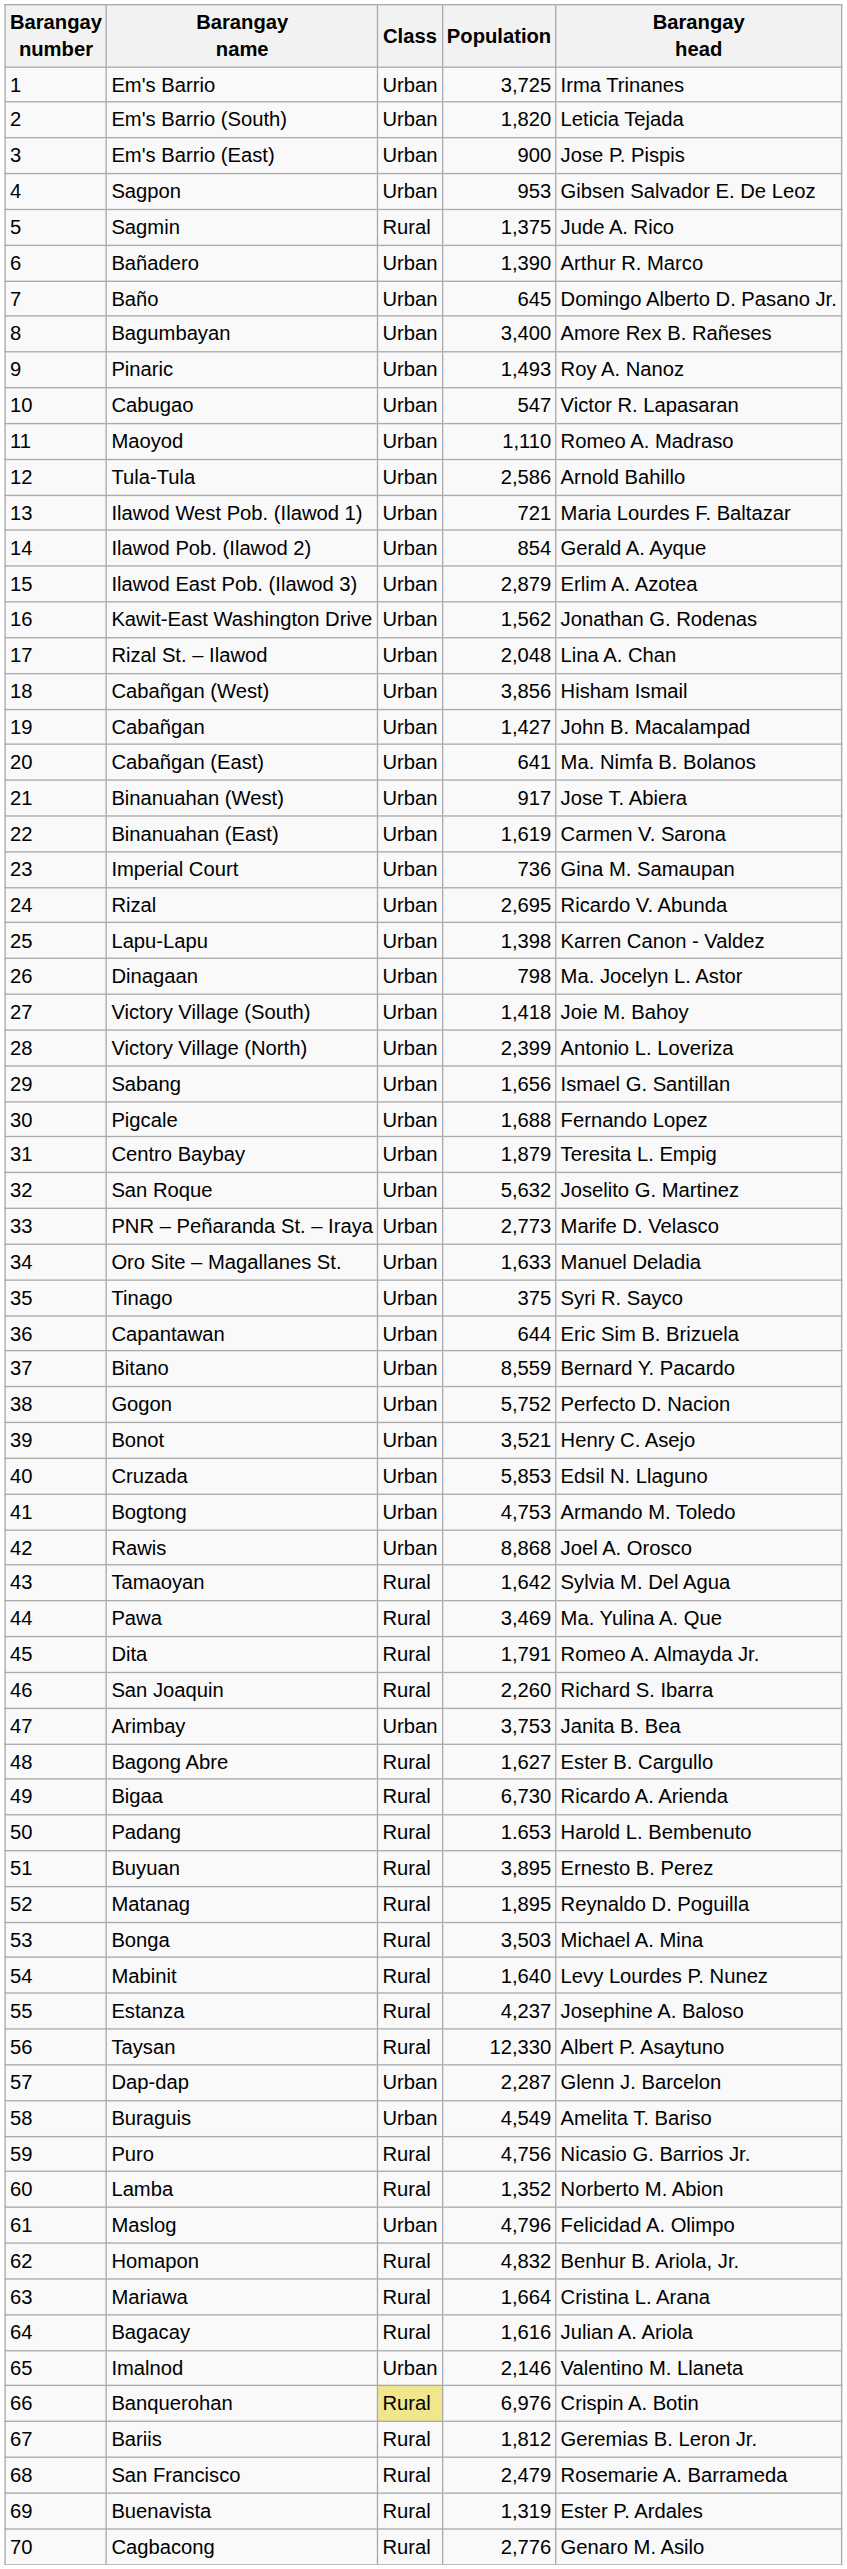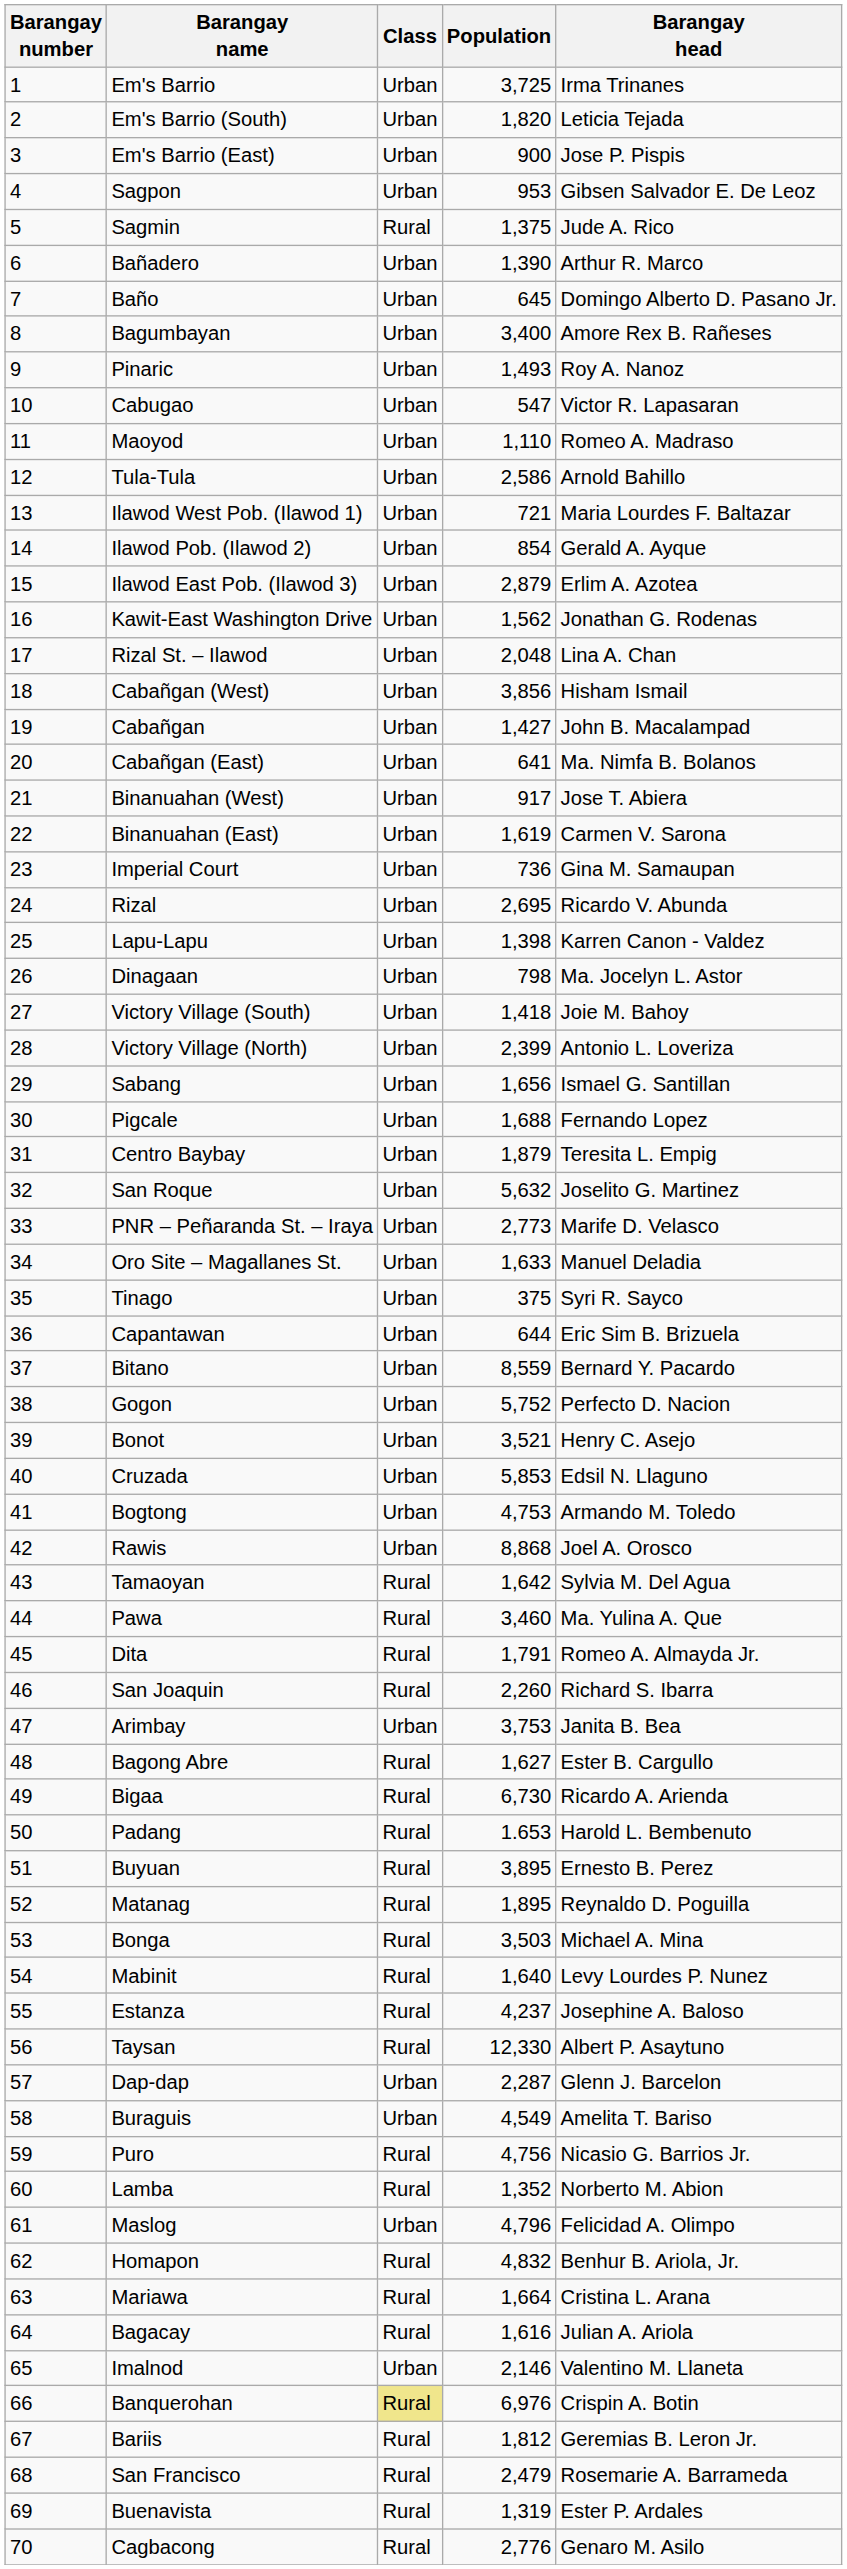(526, 1618) 3,469 -> (526, 1618) 3,460
